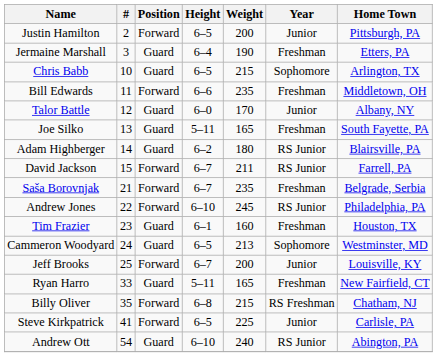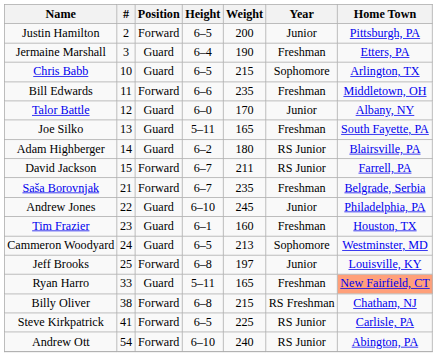(159, 206) Forward -> (159, 206) Guard
(302, 206) RS Junior -> (302, 206) Junior
(203, 264) 6–7 -> (203, 264) 6–8
(245, 264) 200 -> (245, 264) 197
(385, 284) no background -> (385, 284) lightsalmon background
(126, 303) 35 -> (126, 303) 38
(302, 322) Junior -> (302, 322) RS Junior
(159, 341) Guard -> (159, 341) Forward
